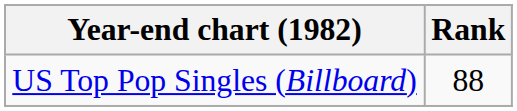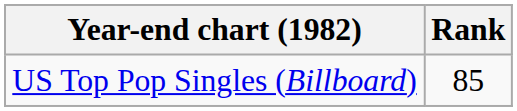(468, 79) 88 -> (468, 79) 85
